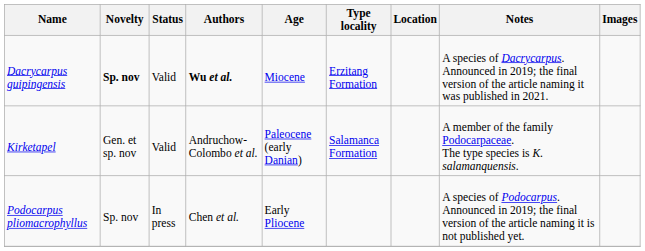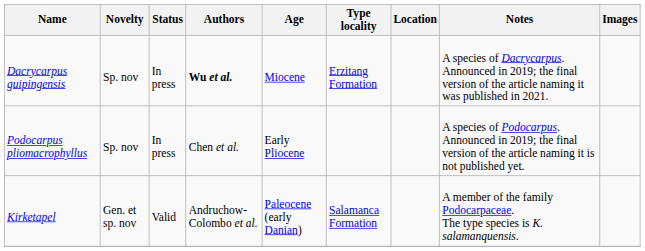(121, 77) bold -> (121, 77) normal
(164, 77) Valid -> (164, 77) In press
rows swapped: (31, 147) <-> (47, 217)
